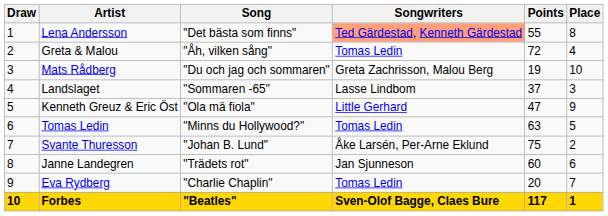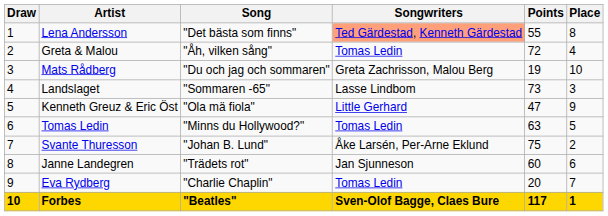(534, 88) 37 -> (534, 88) 73
